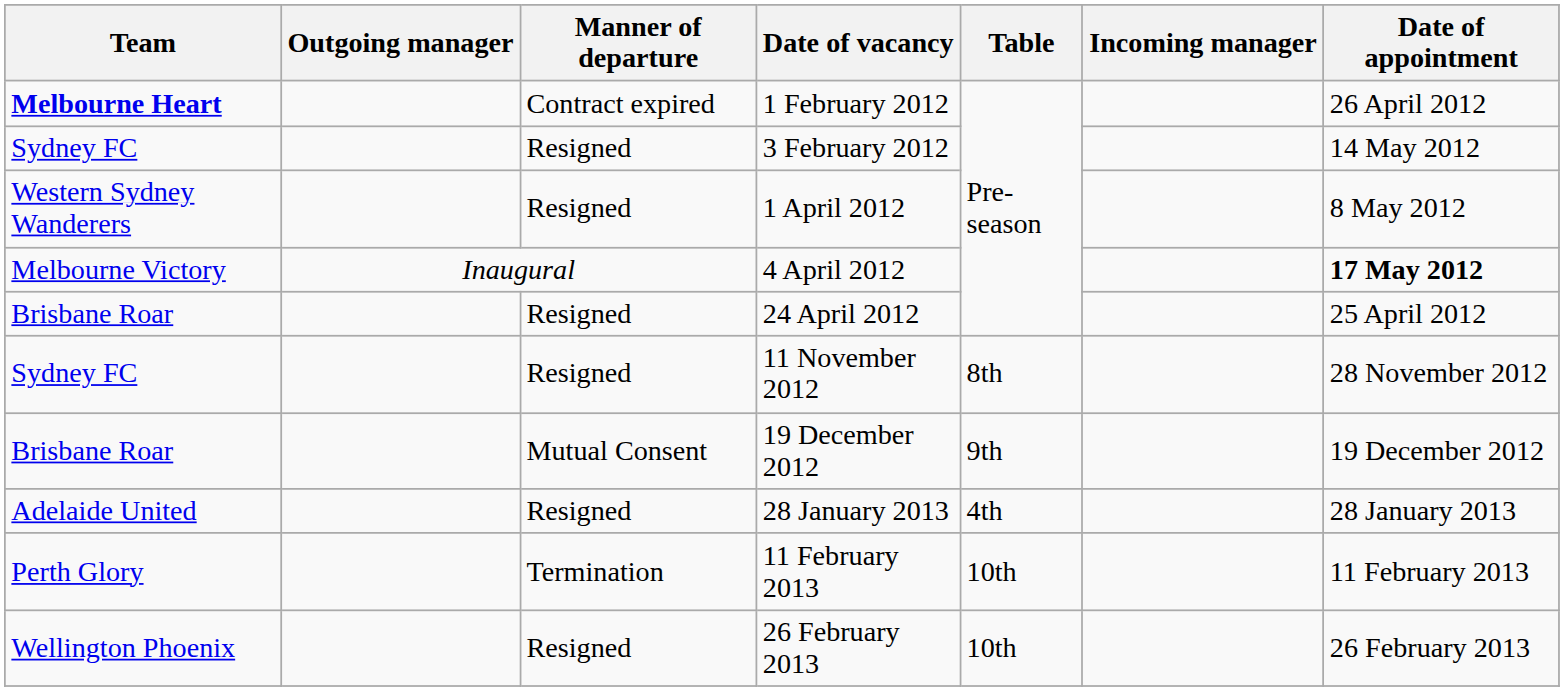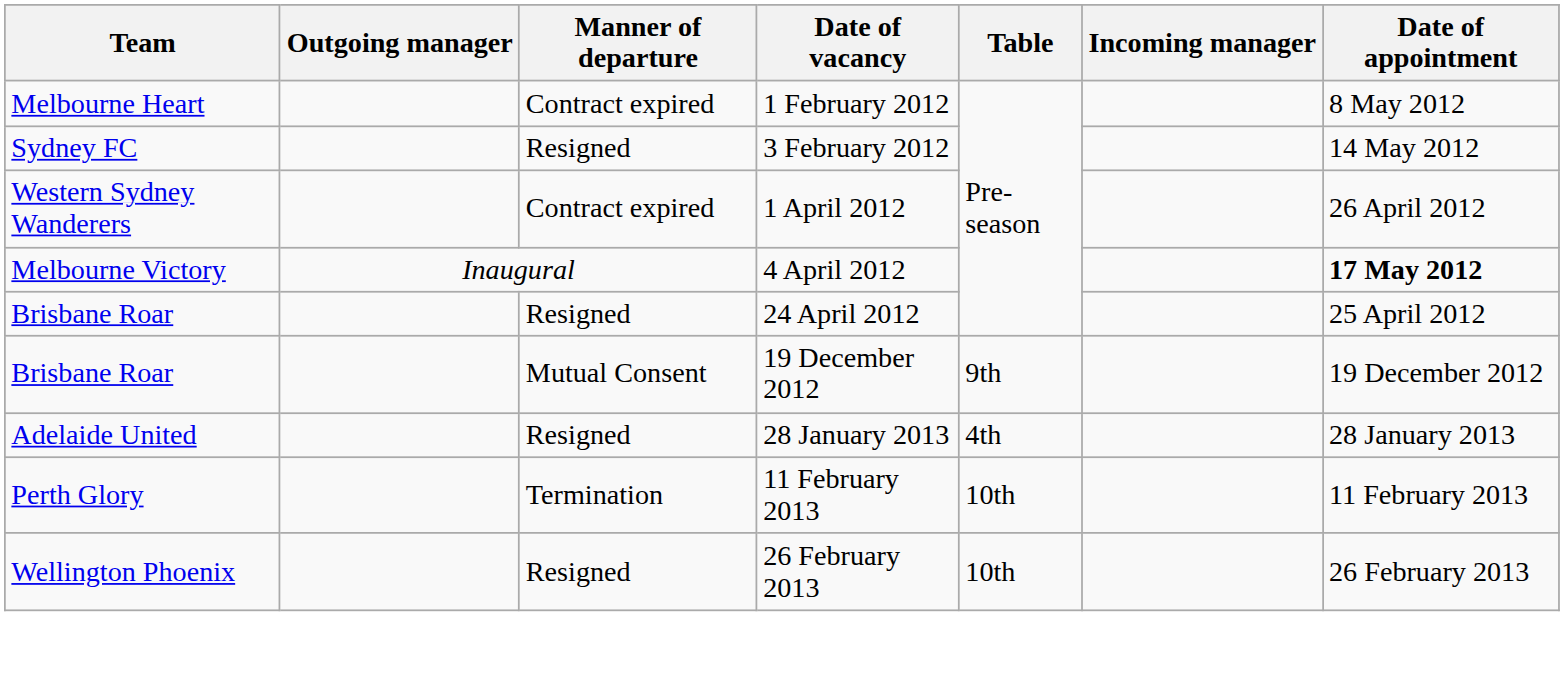(117, 103) bold -> (108, 103) normal
(1408, 103) 26 April 2012 -> (1397, 103) 8 May 2012
(579, 208) Resigned -> (620, 208) Contract expired
(1398, 208) 8 May 2012 -> (1407, 208) 26 April 2012
- row: (839, 373)
